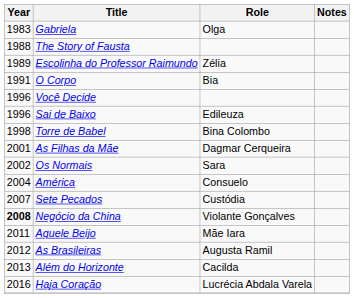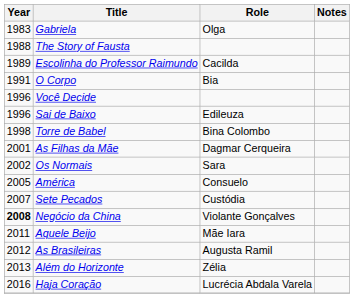(214, 64) Zélia -> (220, 64) Cacilda
(19, 183) 2004 -> (19, 183) 2005
(220, 268) Cacilda -> (214, 268) Zélia
